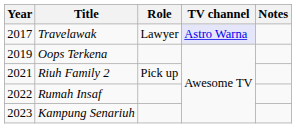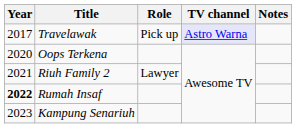(160, 34) Lawyer -> (159, 34) Pick up
(20, 53) 2019 -> (20, 53) 2020
(159, 73) Pick up -> (160, 73) Lawyer
(20, 93) normal -> (20, 93) bold
